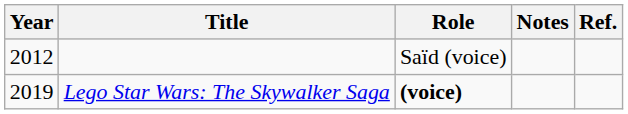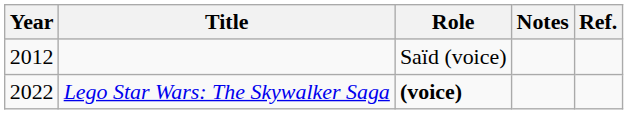(32, 91) 2019 -> (32, 91) 2022
